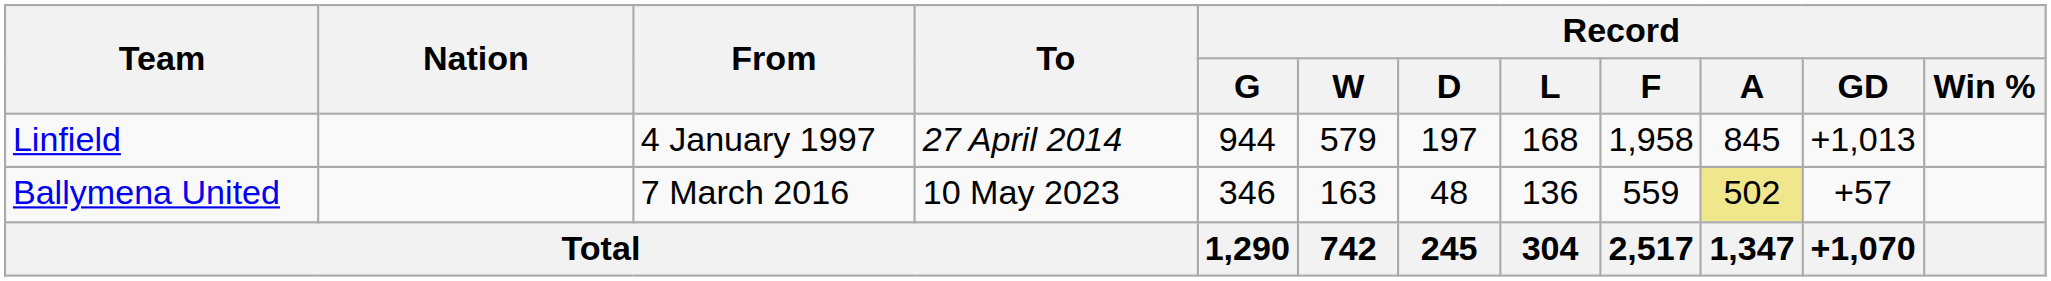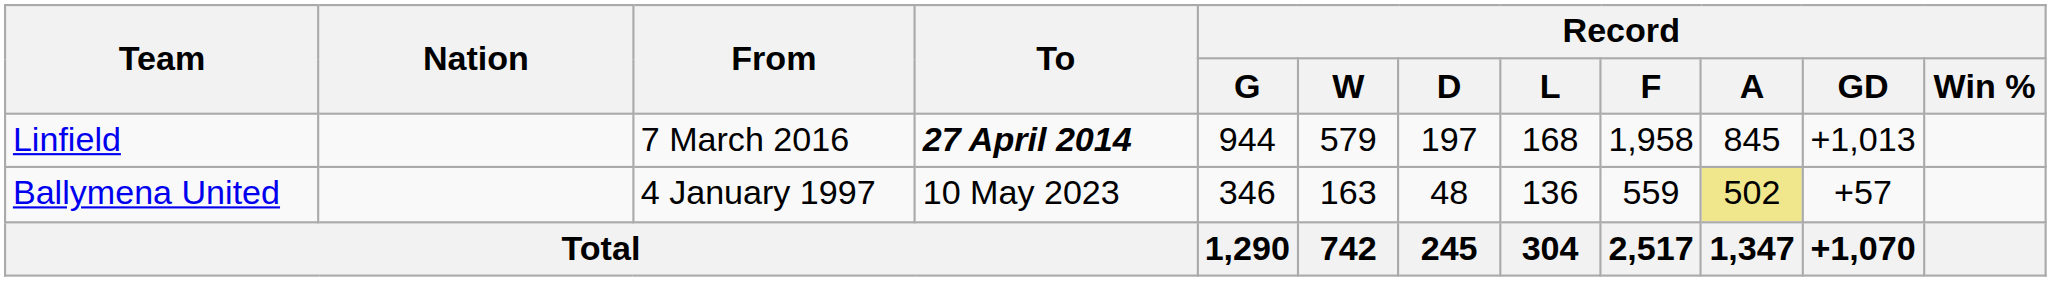(758, 139) 4 January 1997 -> (745, 139) 7 March 2016
(1022, 139) normal -> (1027, 139) bold
(745, 193) 7 March 2016 -> (758, 193) 4 January 1997
